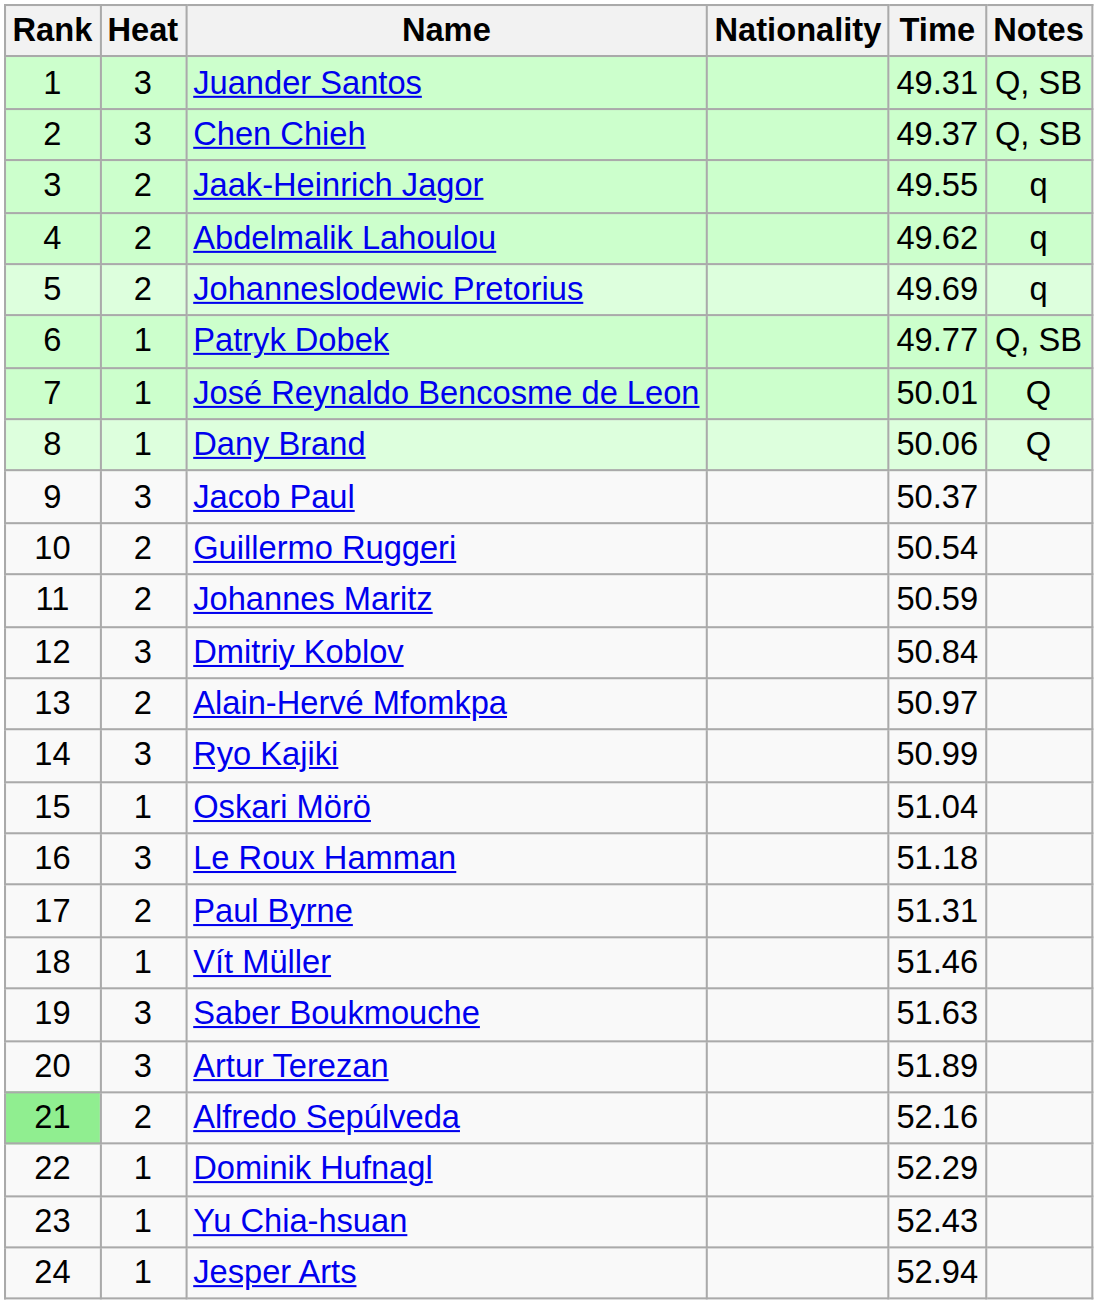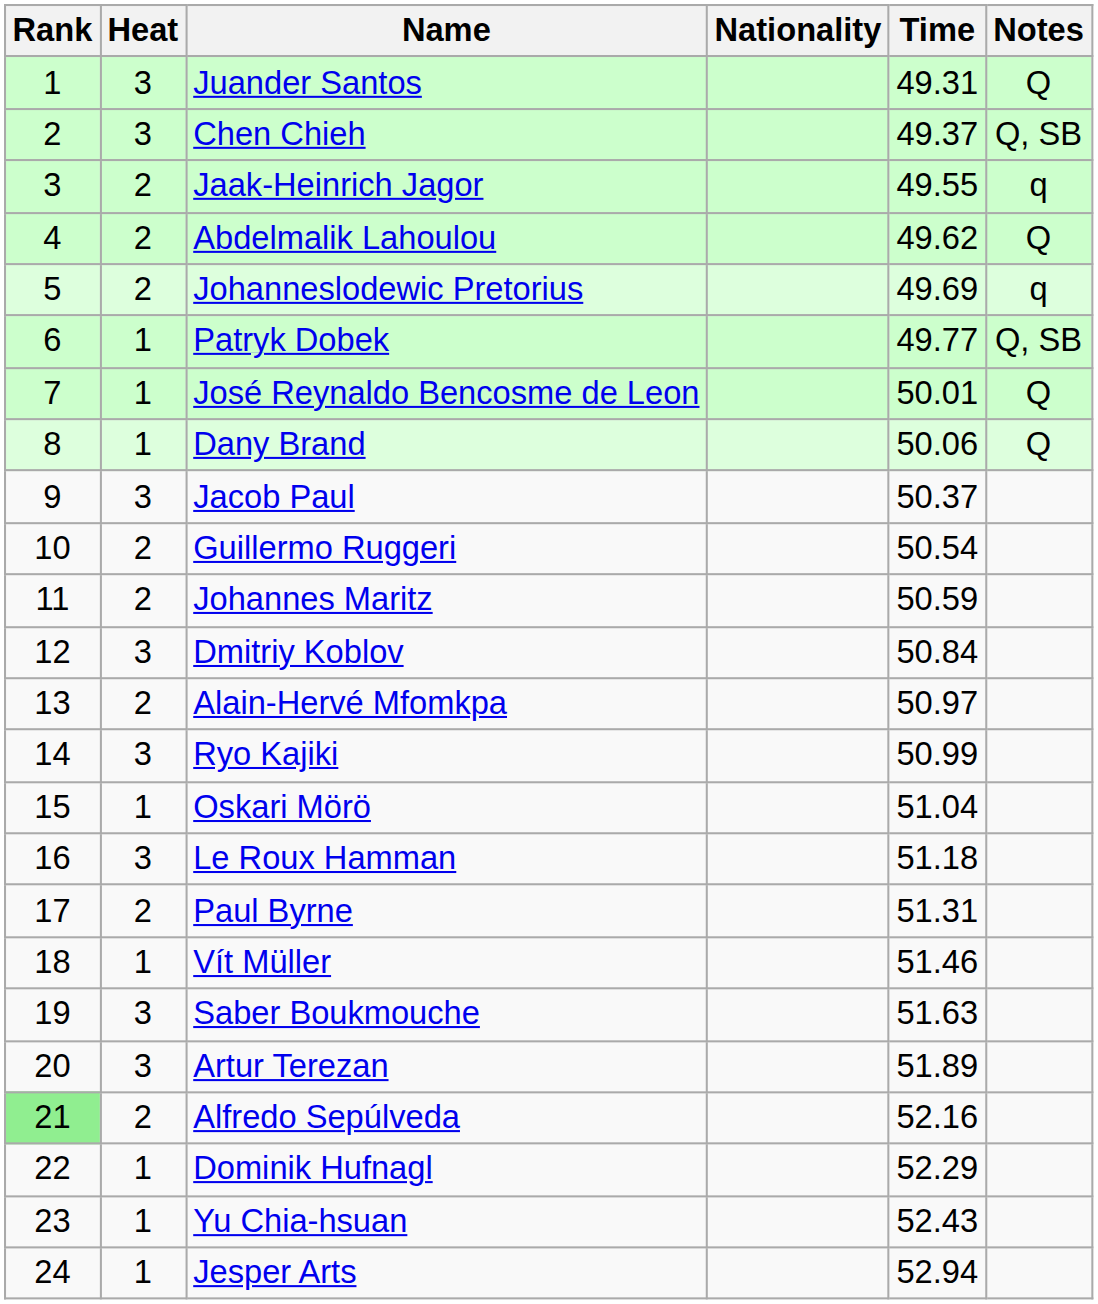(1039, 82) Q, SB -> (1039, 82) Q
(1039, 237) q -> (1039, 237) Q
